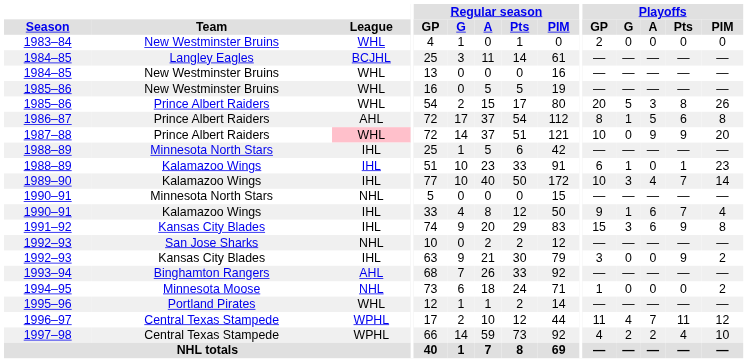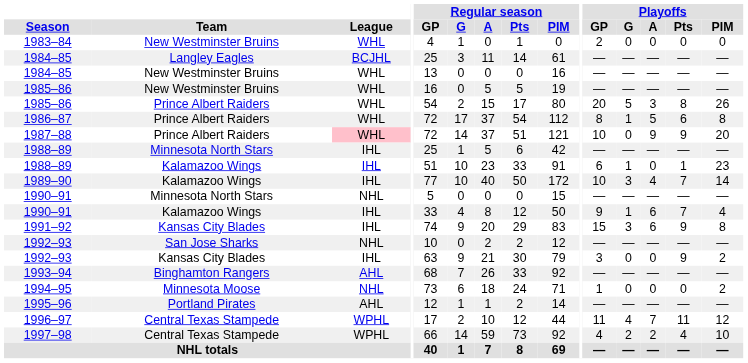(371, 119) AHL -> (371, 119) WHL
(371, 304) WHL -> (371, 304) AHL
